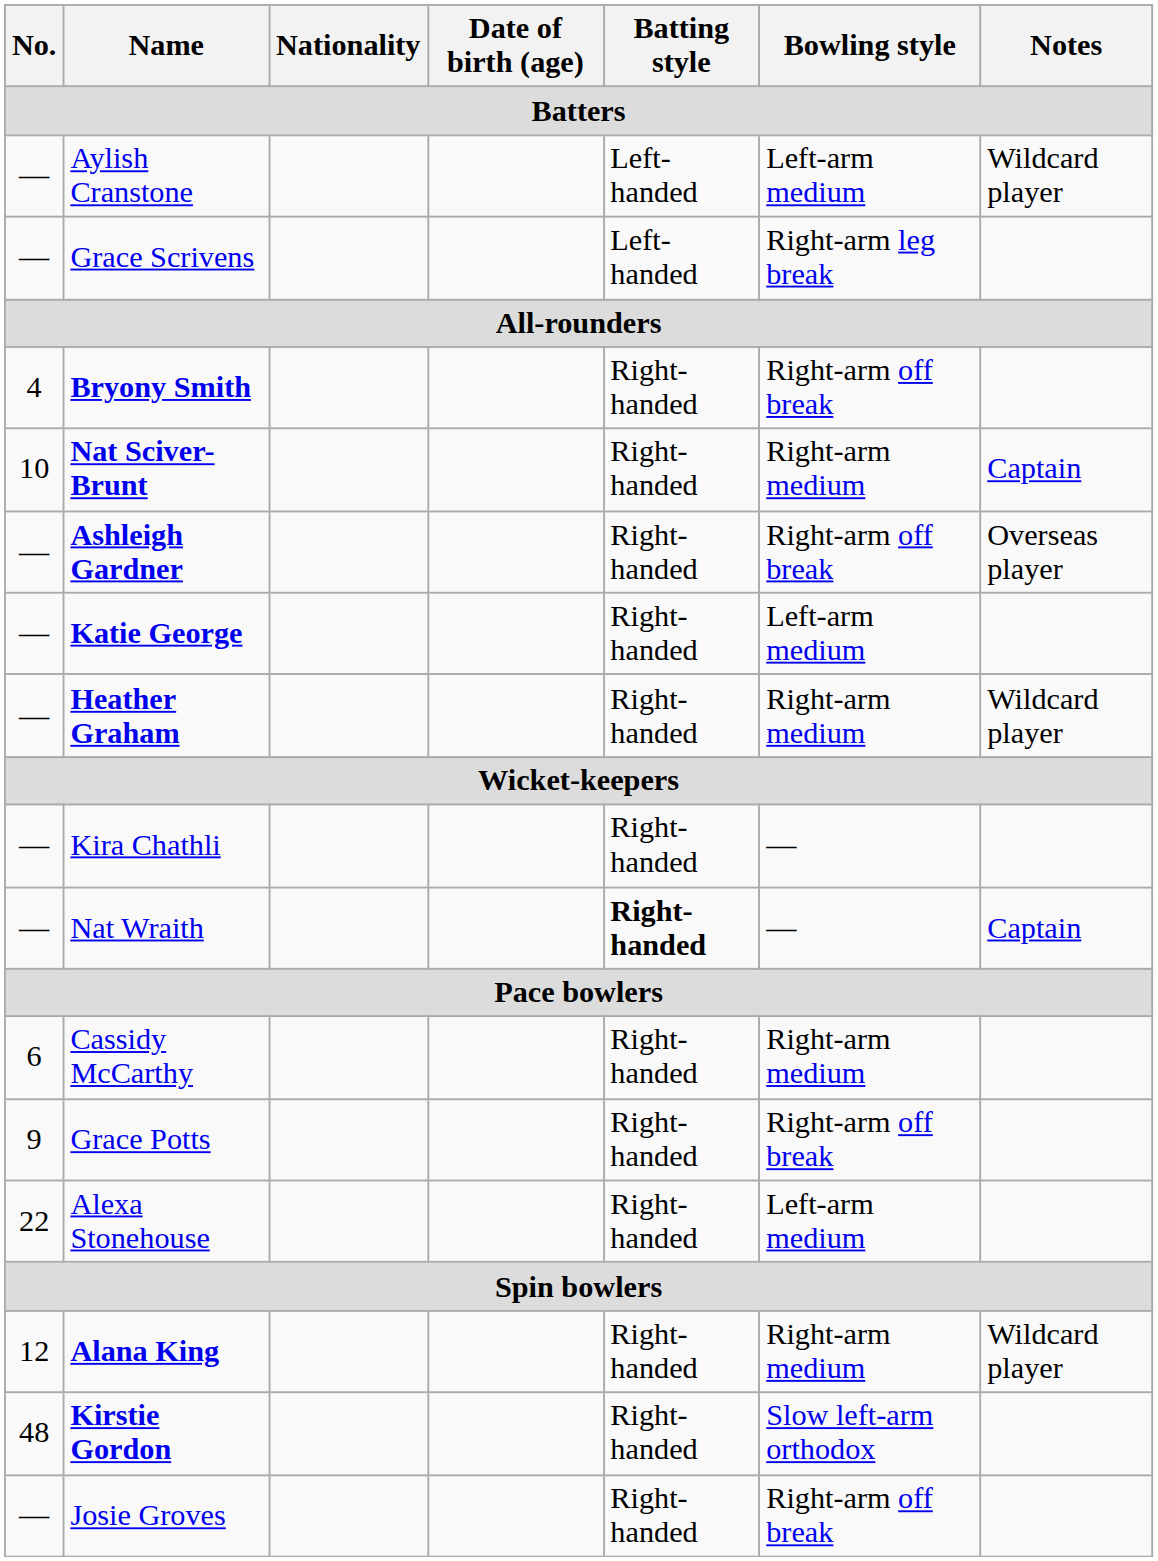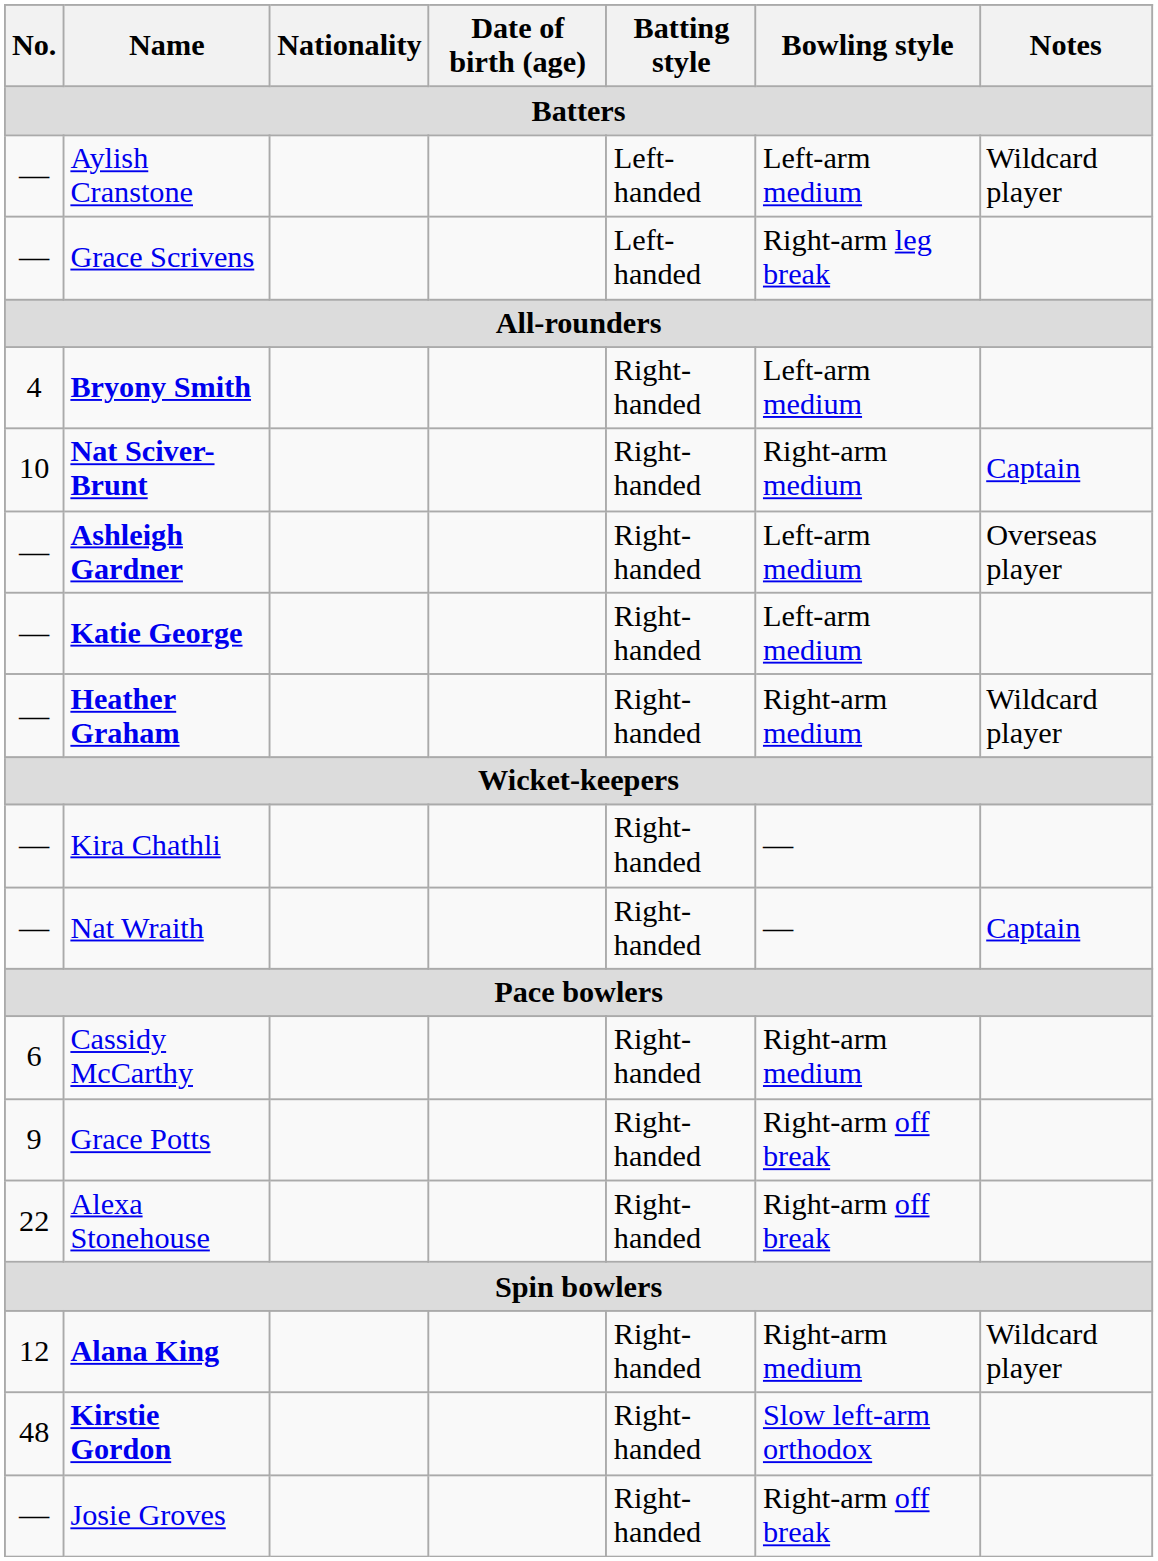(850, 387) Right-arm off break -> (817, 387) Left-arm medium
(850, 551) Right-arm off break -> (817, 551) Left-arm medium
(658, 927) bold -> (657, 927) normal
(820, 1221) Left-arm medium -> (846, 1221) Right-arm off break
